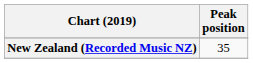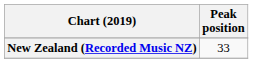(223, 48) 35 -> (223, 48) 33
